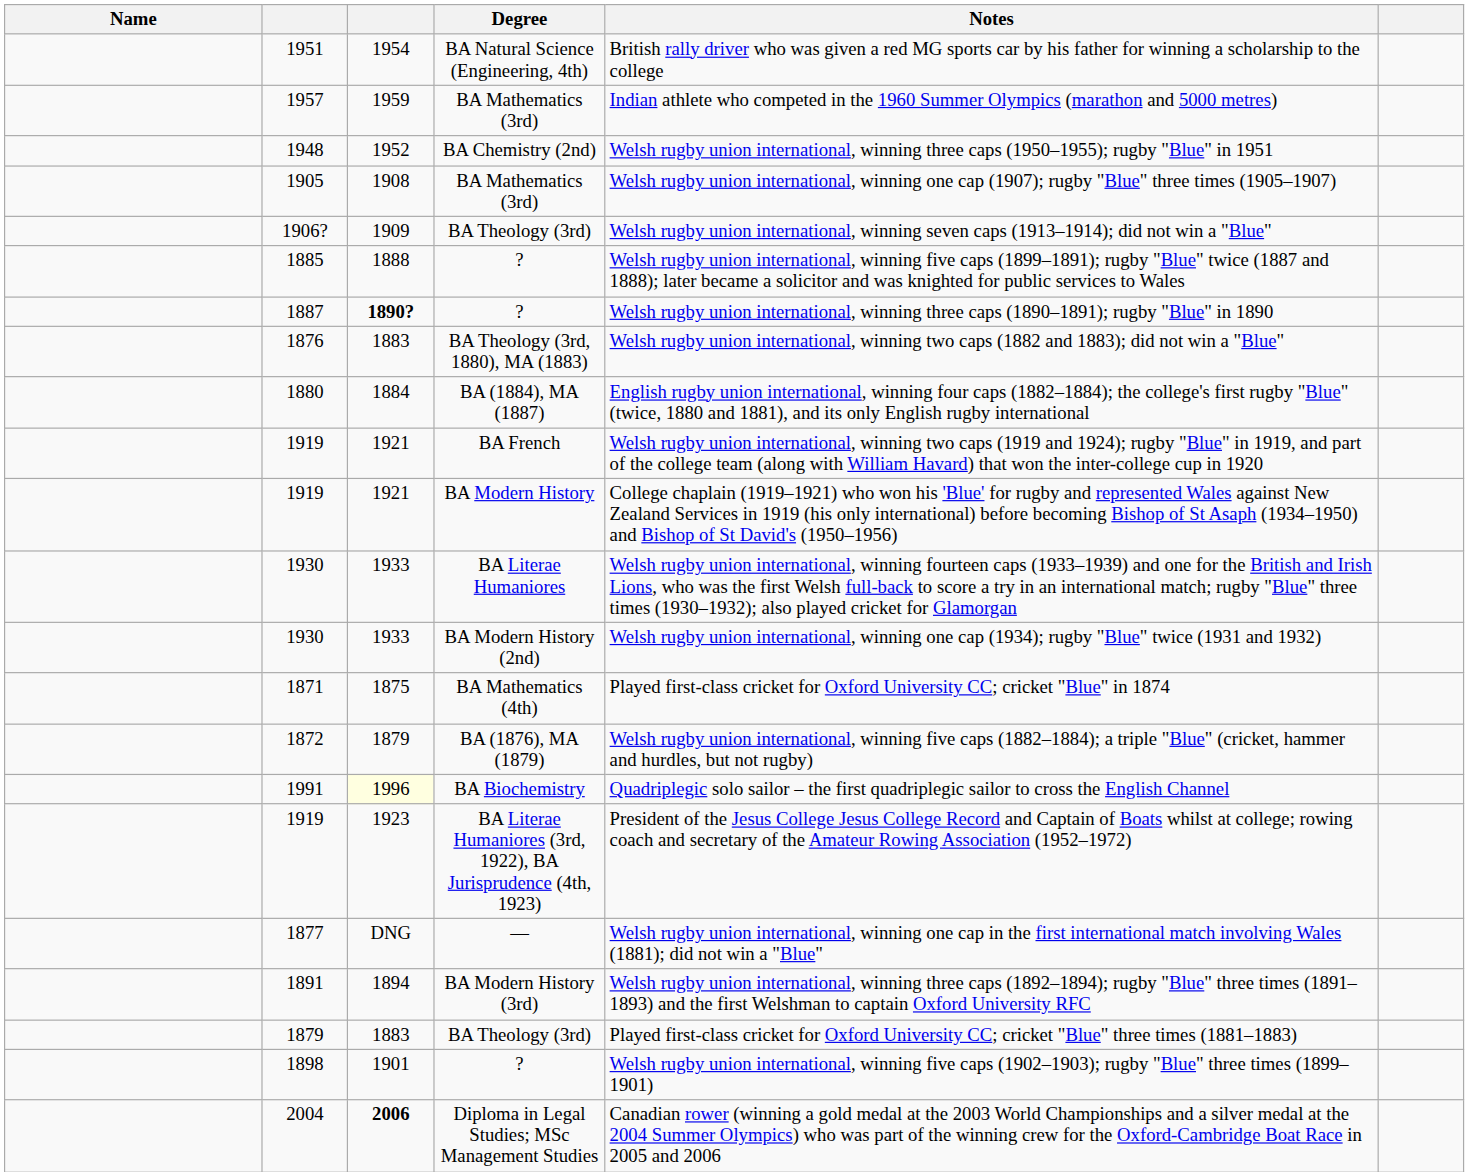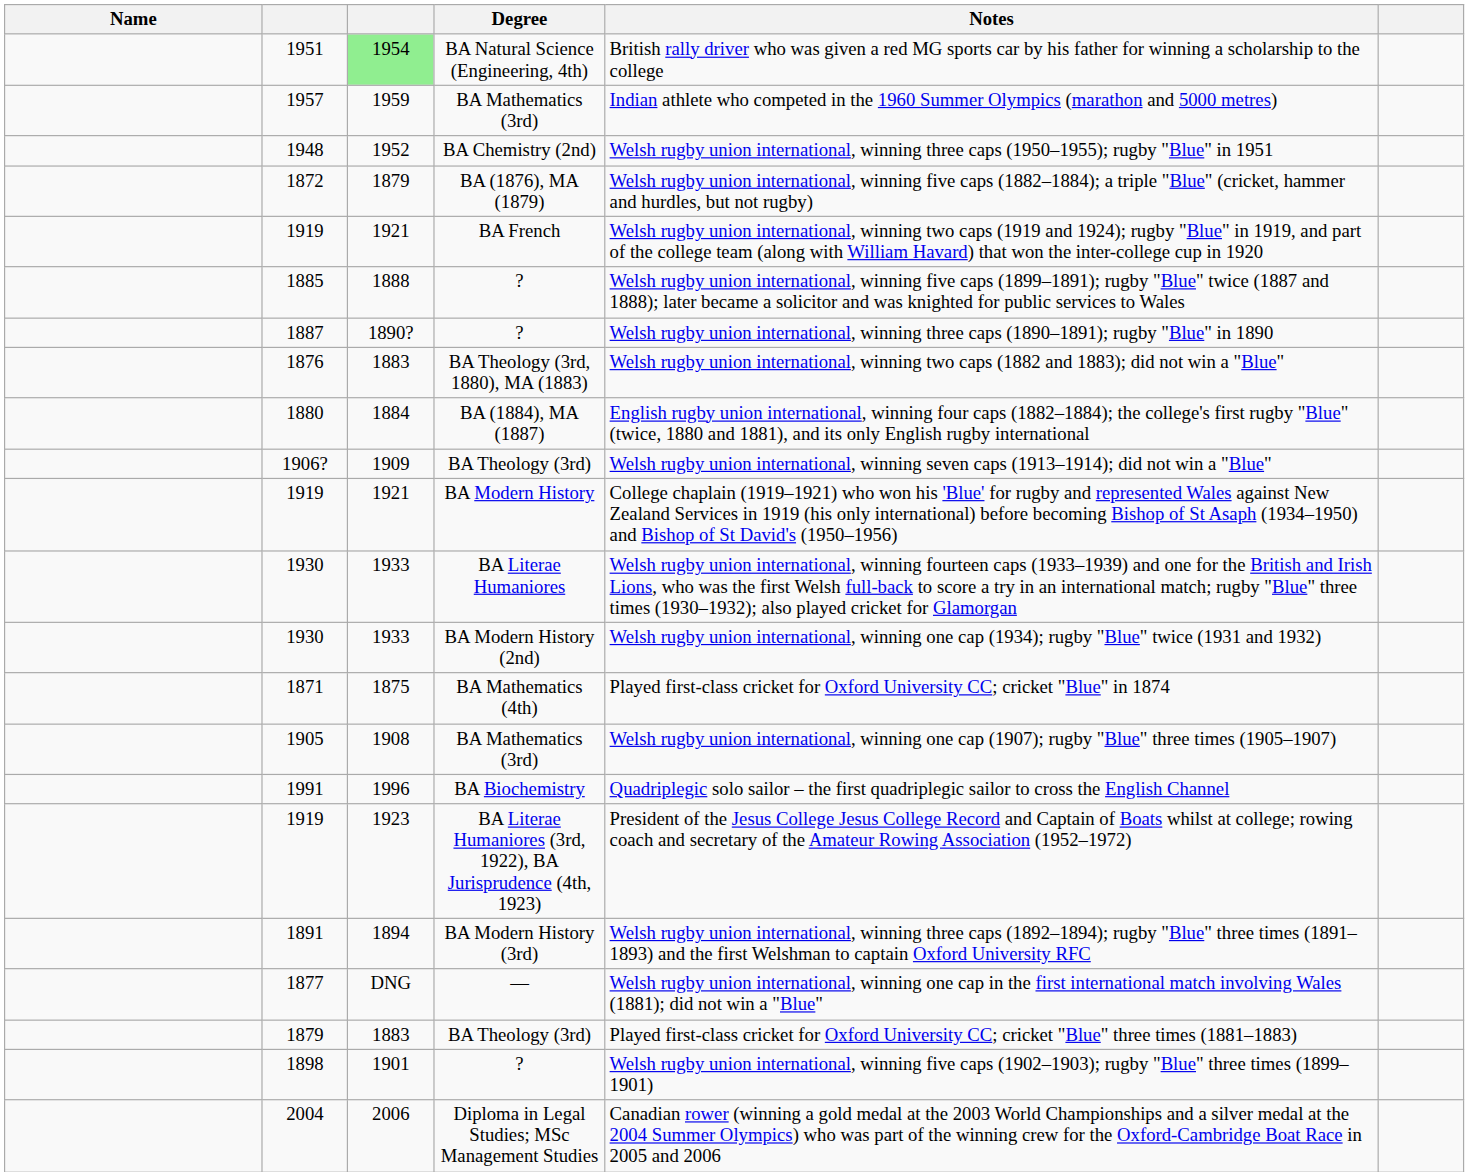(391, 49) no background -> (391, 49) lightgreen background
rows swapped: (305, 180) <-> (305, 738)
rows swapped: (305, 230) <-> (305, 442)
(391, 311) bold -> (391, 332) normal
(391, 789) lightyellow background -> (391, 789) no background
rows swapped: (305, 983) <-> (305, 932)
(391, 1114) bold -> (391, 1114) normal
